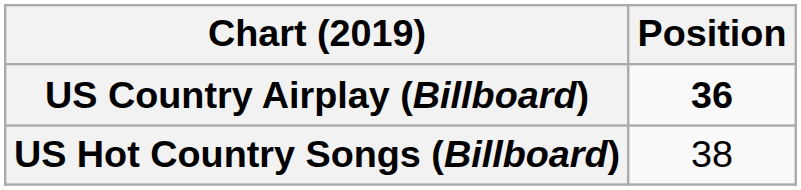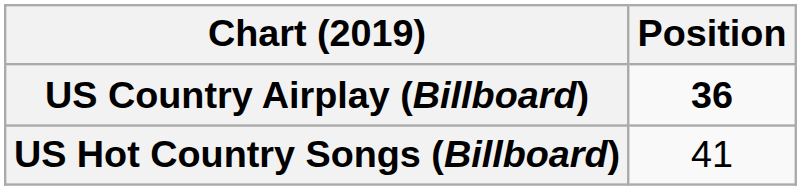(712, 154) 38 -> (712, 154) 41
